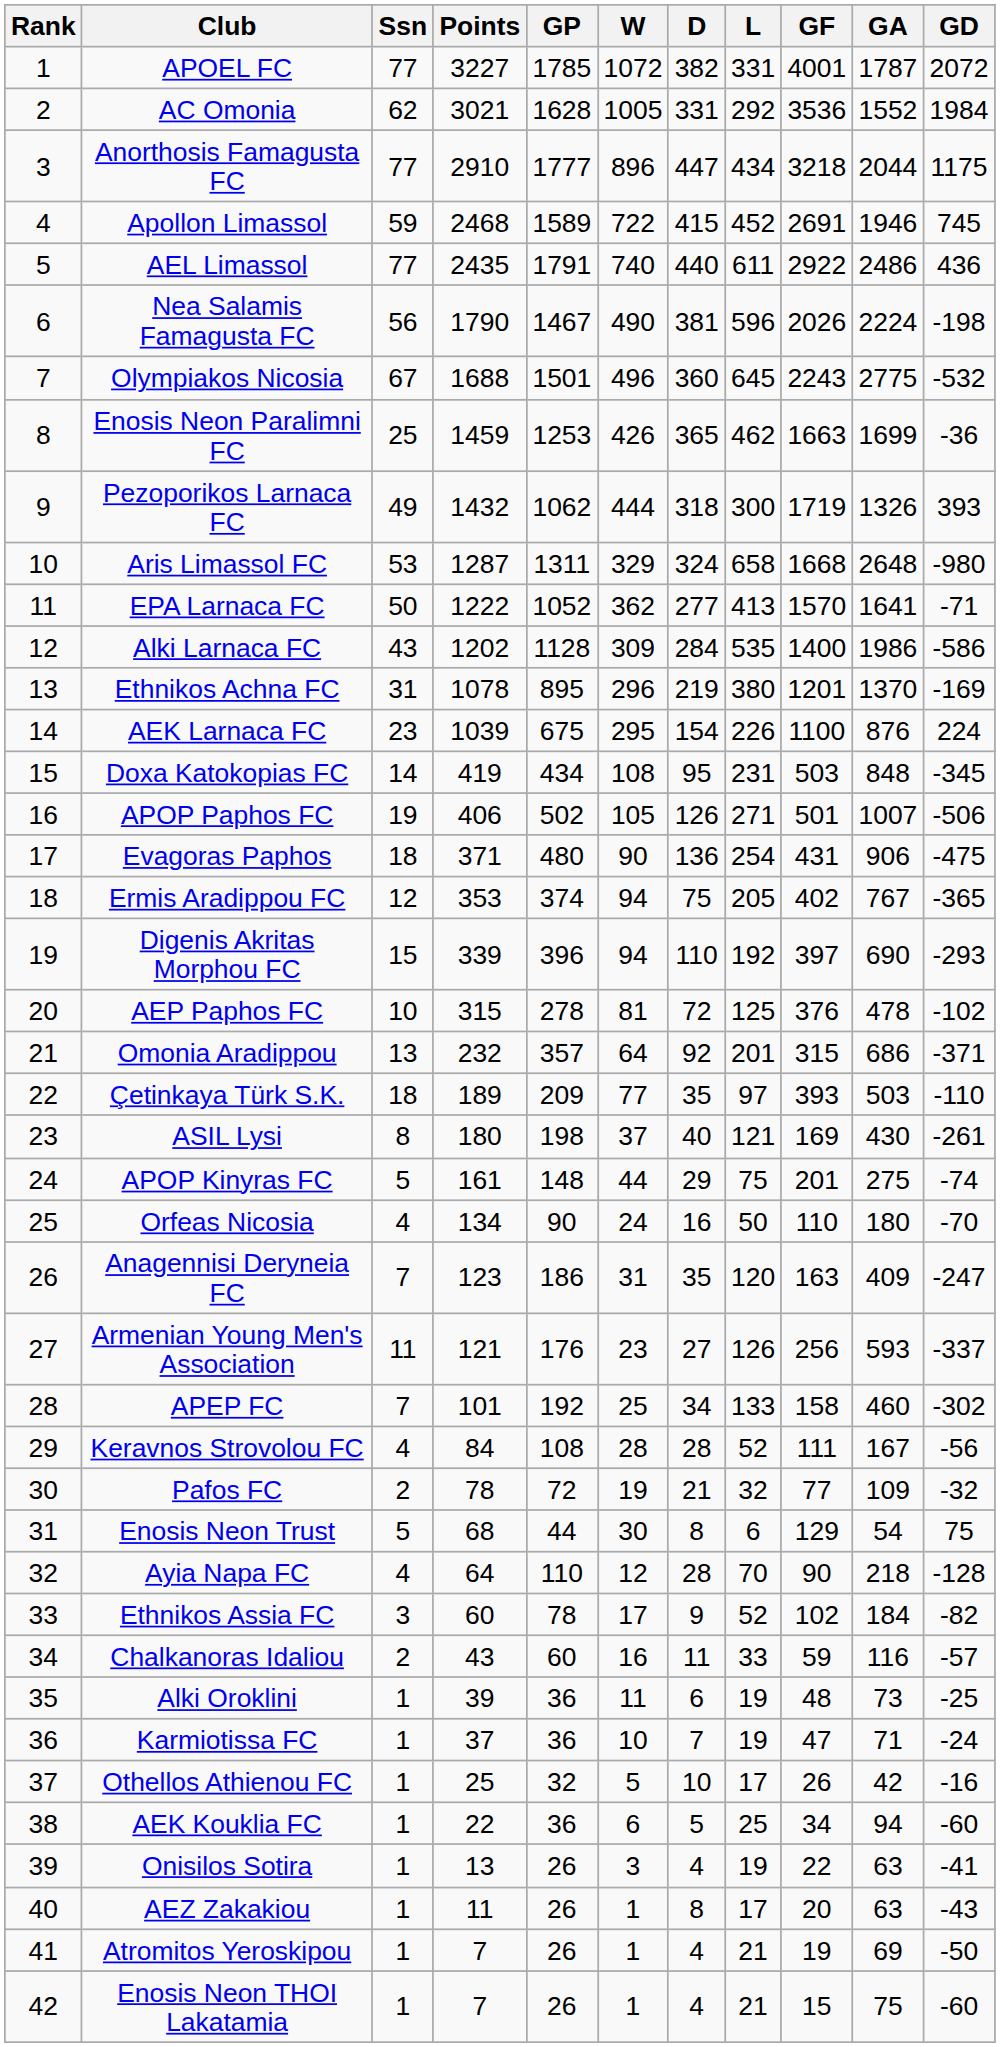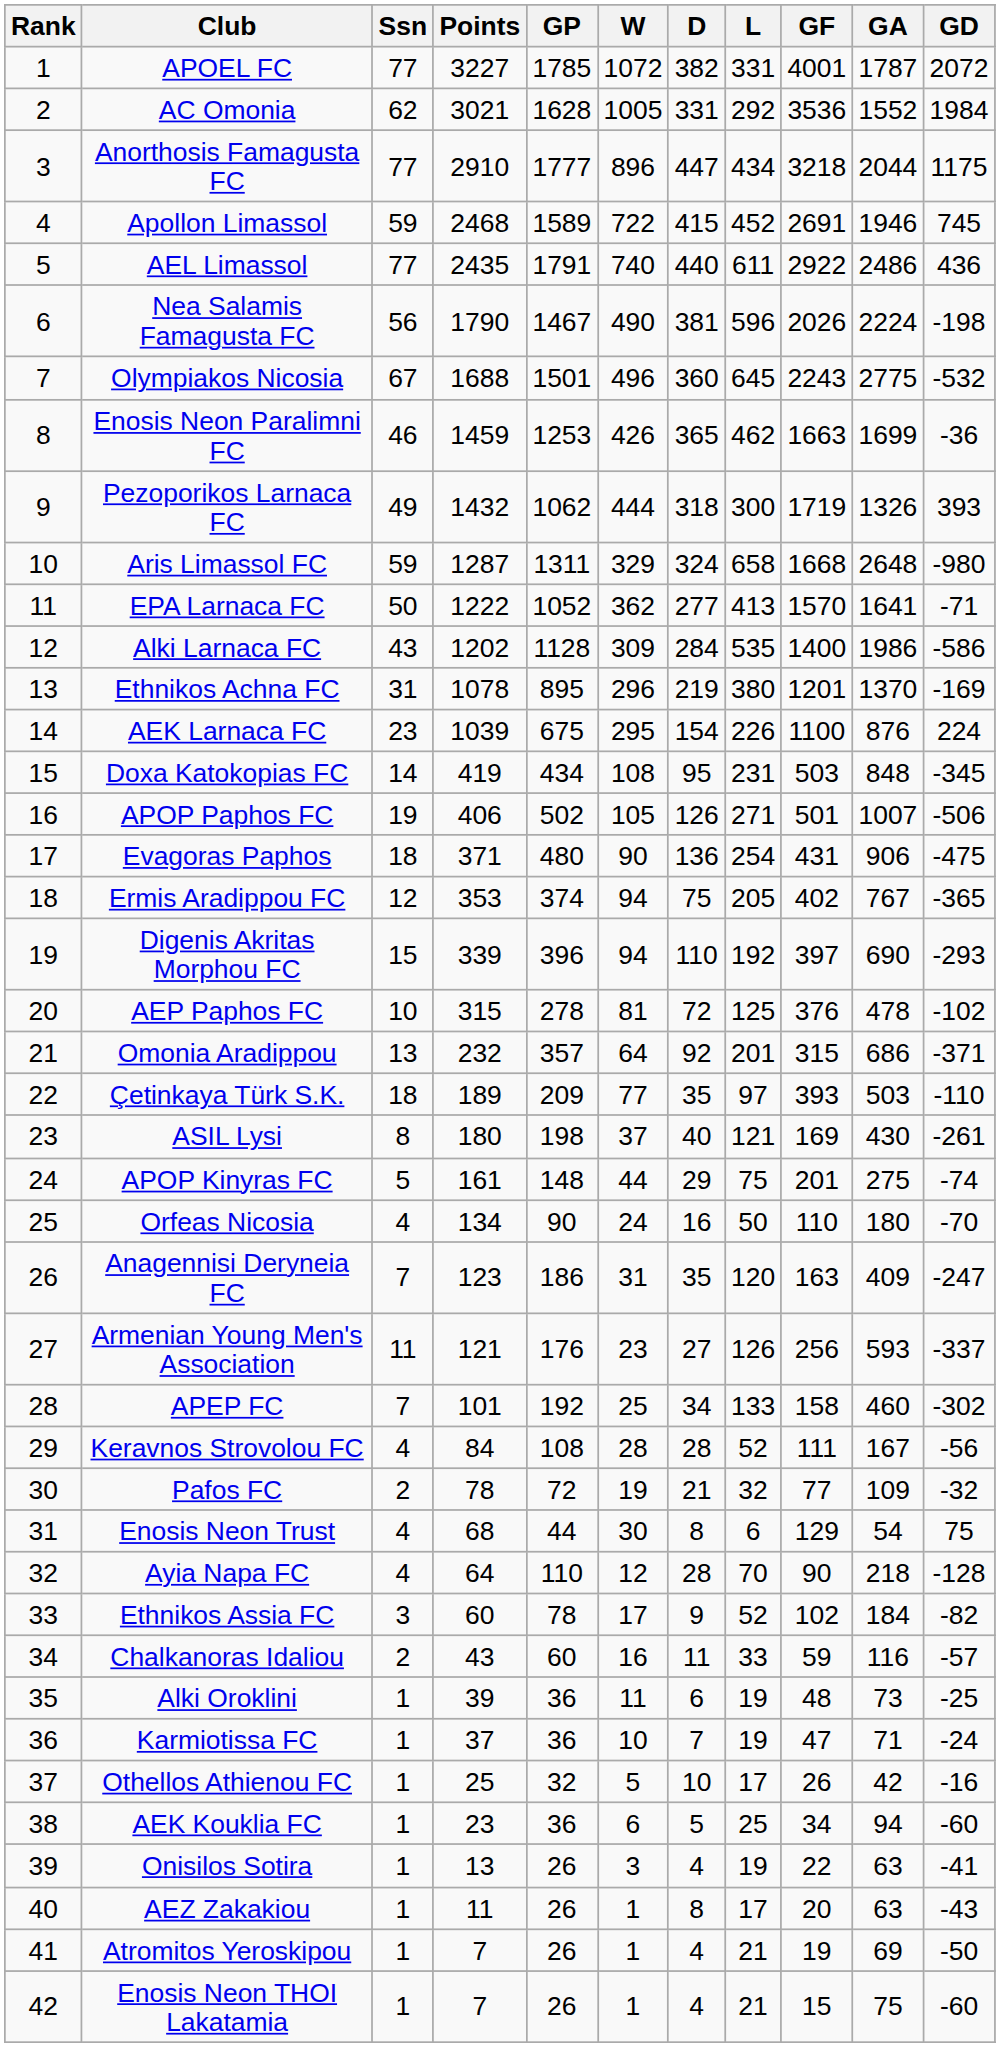(403, 435) 25 -> (403, 435) 46
(403, 563) 53 -> (403, 563) 59
(403, 1531) 5 -> (403, 1531) 4
(480, 1824) 22 -> (480, 1824) 23
